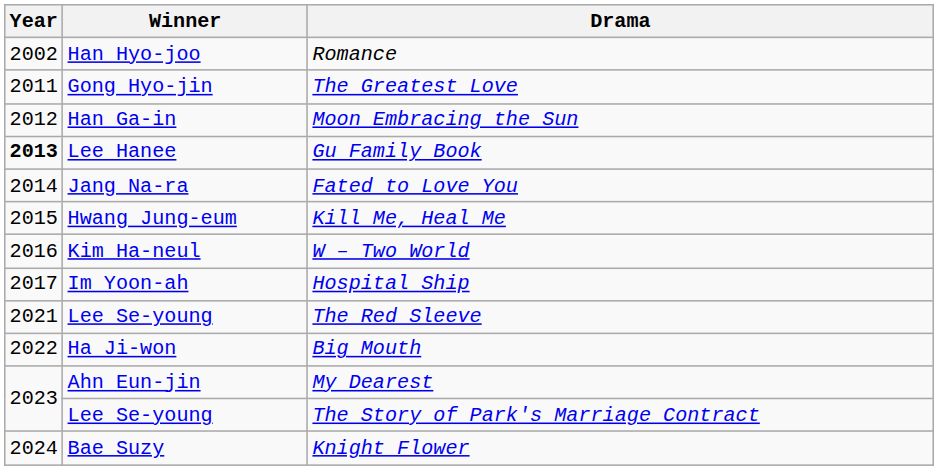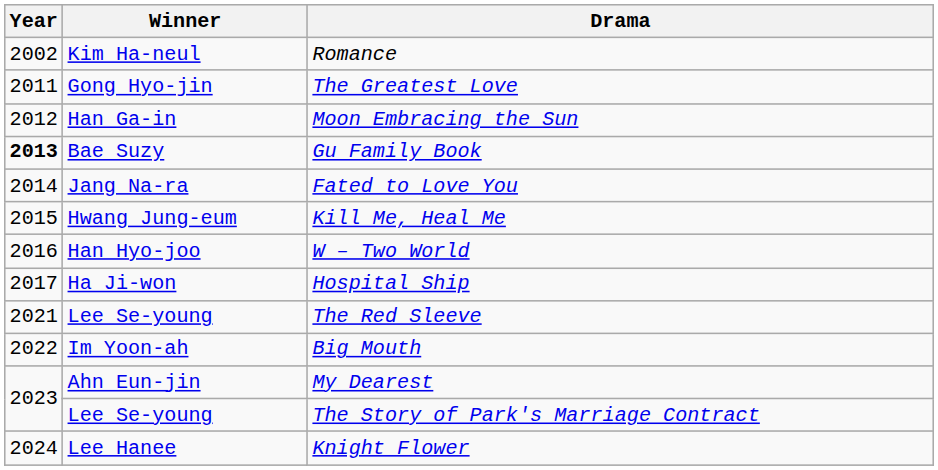(134, 54) Han Hyo-joo -> (134, 54) Kim Ha-neul
(122, 153) Lee Hanee -> (116, 153) Bae Suzy
(134, 251) Kim Ha-neul -> (134, 251) Han Hyo-joo
(128, 284) Im Yoon-ah -> (122, 284) Ha Ji-won
(122, 350) Ha Ji-won -> (128, 350) Im Yoon-ah
(116, 448) Bae Suzy -> (122, 448) Lee Hanee
